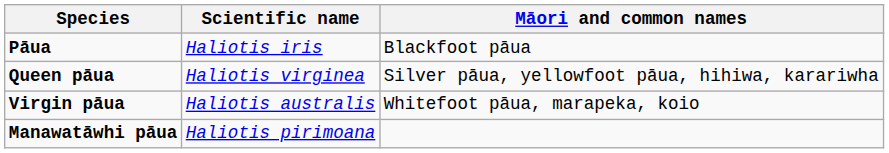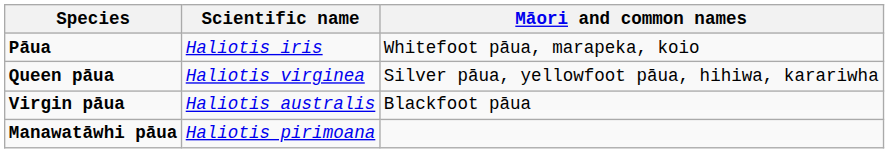(457, 48) Blackfoot pāua -> (542, 48) Whitefoot pāua, marapeka, koio
(542, 105) Whitefoot pāua, marapeka, koio -> (457, 105) Blackfoot pāua
